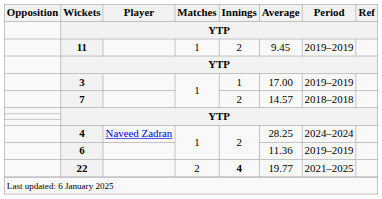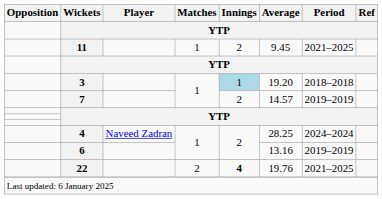(329, 47) 2019–2019 -> (329, 47) 2021–2025
(239, 82) no background -> (239, 82) lightblue background
(281, 82) 17.00 -> (281, 82) 19.20
(329, 82) 2019–2019 -> (329, 82) 2018–2018
(329, 99) 2018–2018 -> (329, 99) 2019–2019
(281, 151) 11.36 -> (281, 151) 13.16
(281, 168) 19.77 -> (281, 168) 19.76
